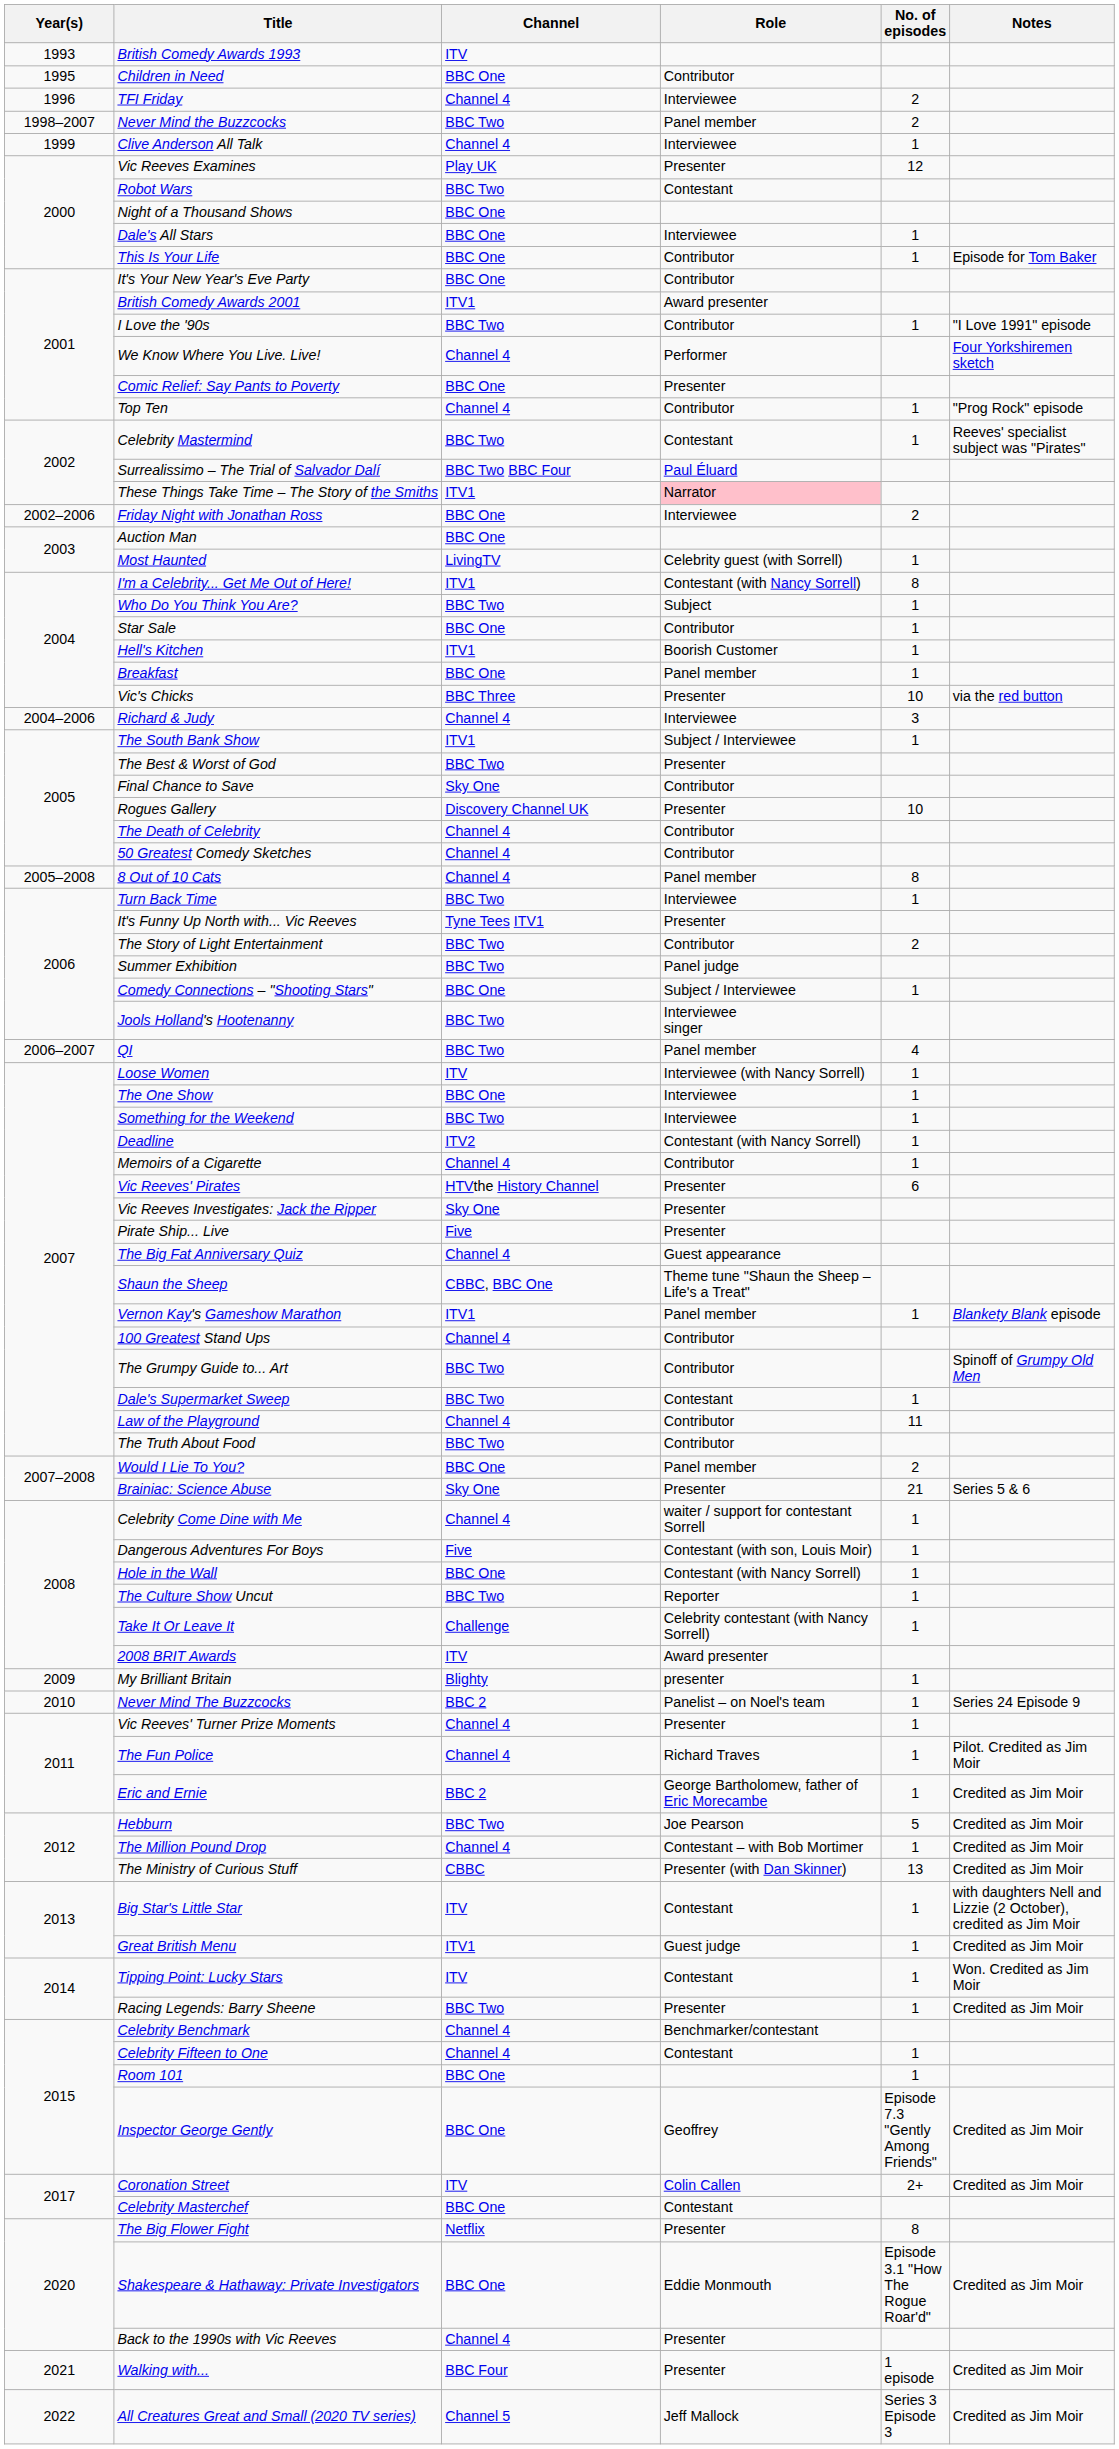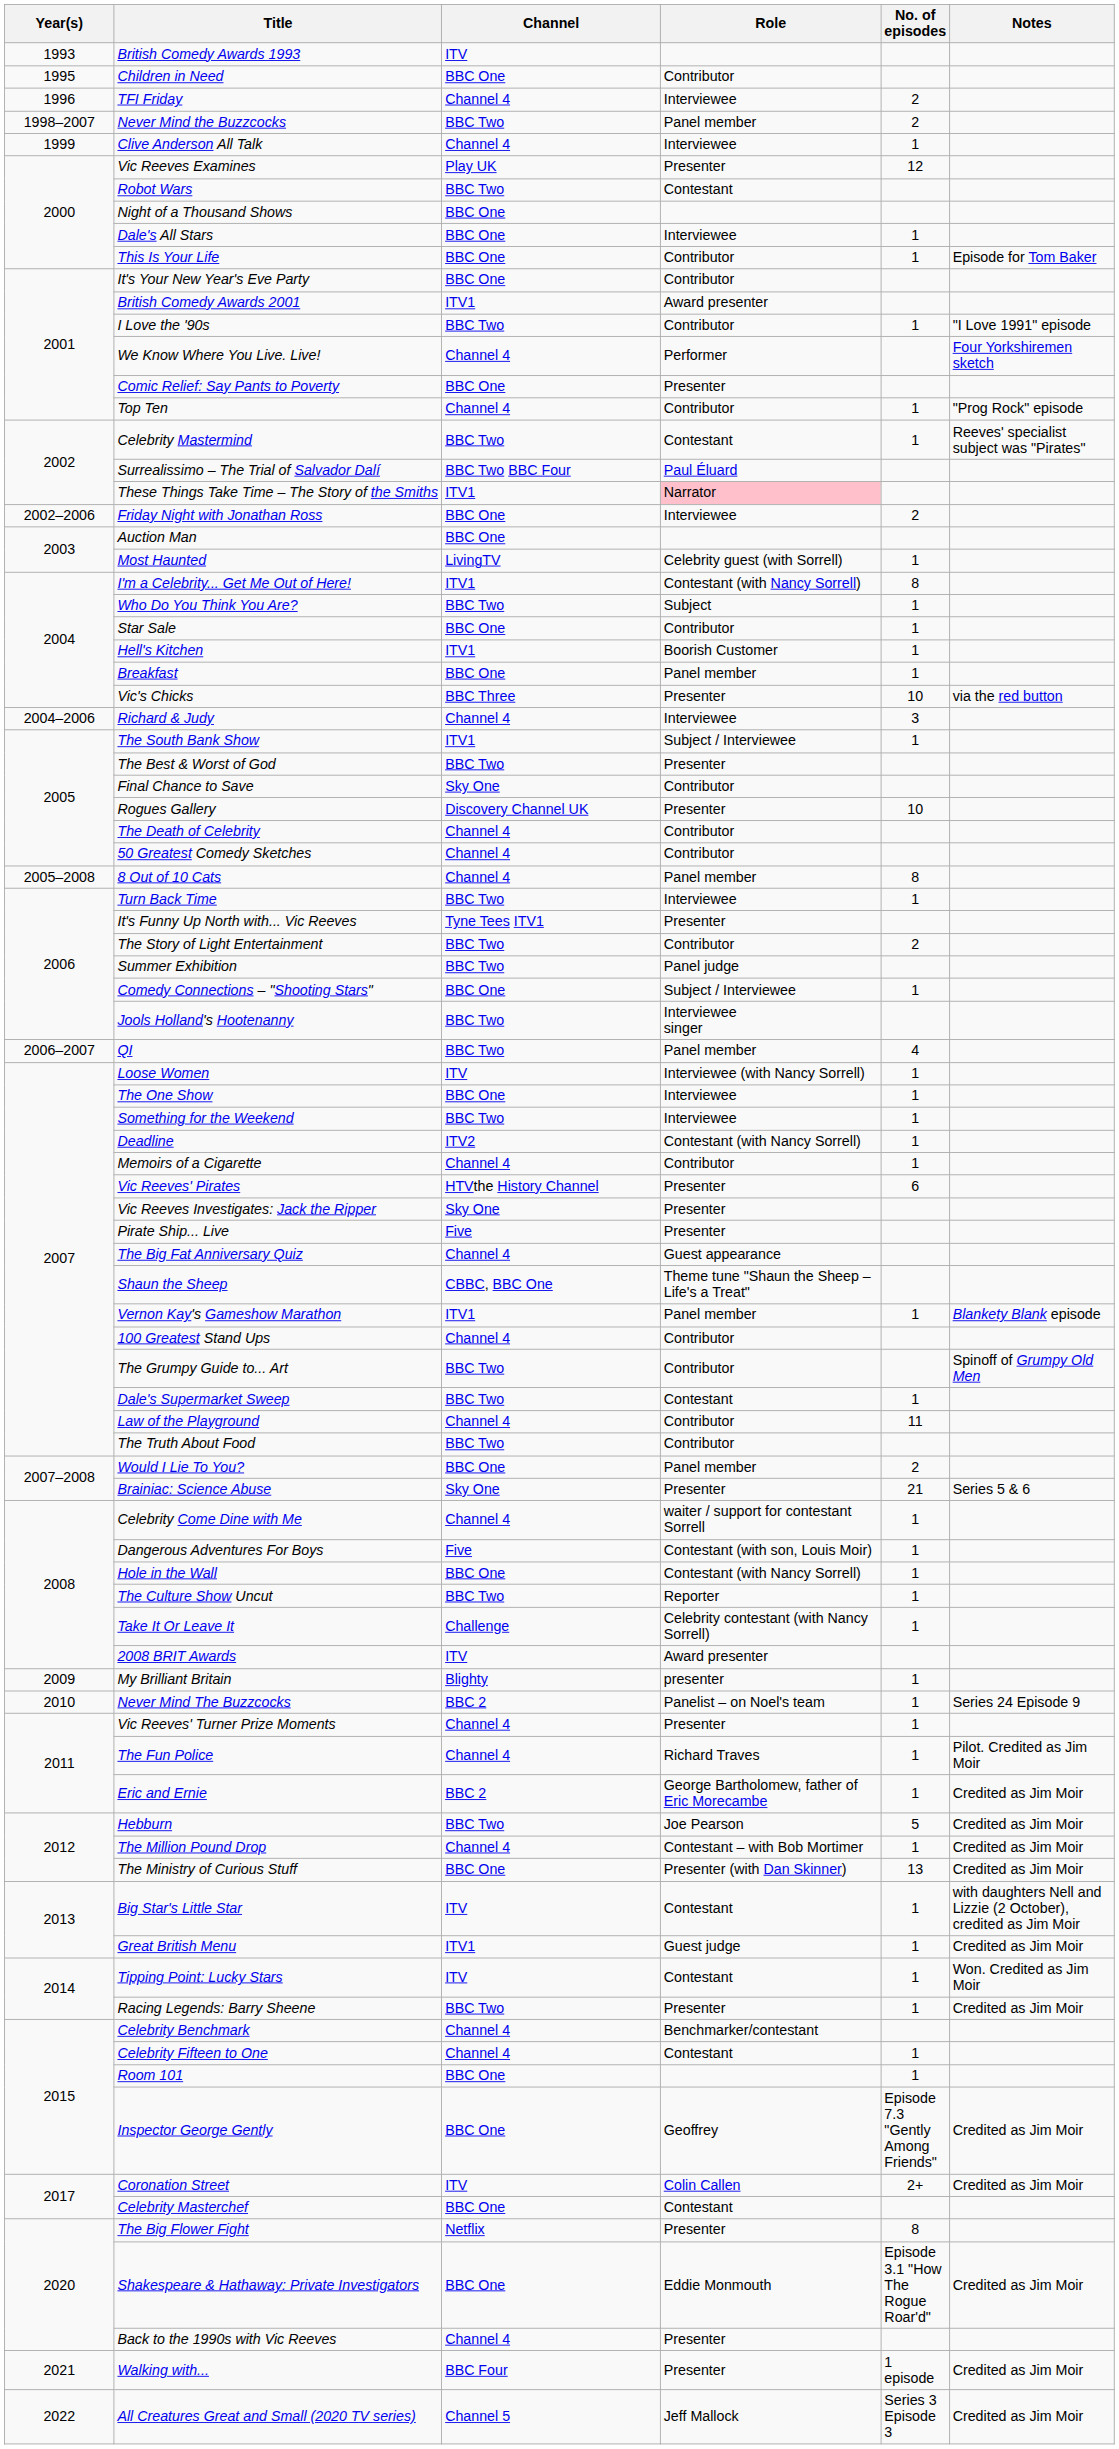(465, 1869) CBBC -> (475, 1869) BBC One
